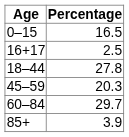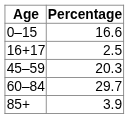(109, 32) 16.5 -> (109, 32) 16.6
- row: (26, 68)
